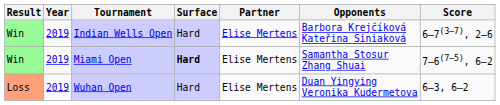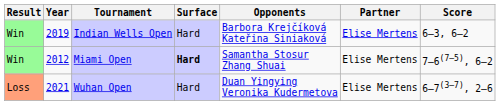columns swapped: (260, 12) <-> (360, 12)
(457, 33) 6–7(3–7), 2–6 -> (445, 33) 6–3, 6–2
(58, 60) 2019 -> (58, 60) 2012
(58, 87) 2019 -> (58, 87) 2021
(445, 87) 6–3, 6–2 -> (457, 87) 6–7(3–7), 2–6
